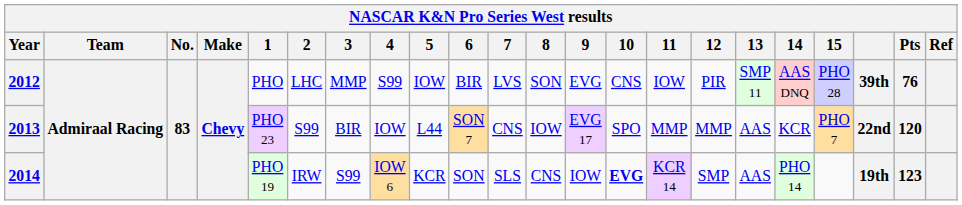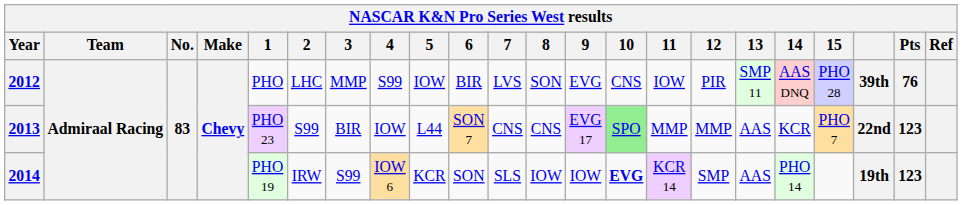(546, 129) IOW -> (546, 129) CNS
(626, 129) no background -> (626, 129) lightgreen background
(910, 129) 120 -> (910, 129) 123
(546, 176) CNS -> (546, 176) IOW
